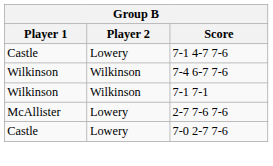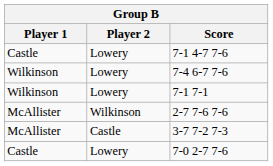(115, 72) Wilkinson -> (109, 72) Lowery
(115, 92) Wilkinson -> (109, 92) Lowery
(109, 111) Lowery -> (115, 111) Wilkinson
+ row: (200, 131)
